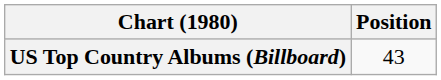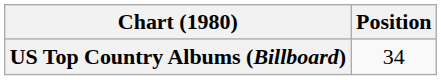(394, 56) 43 -> (394, 56) 34
